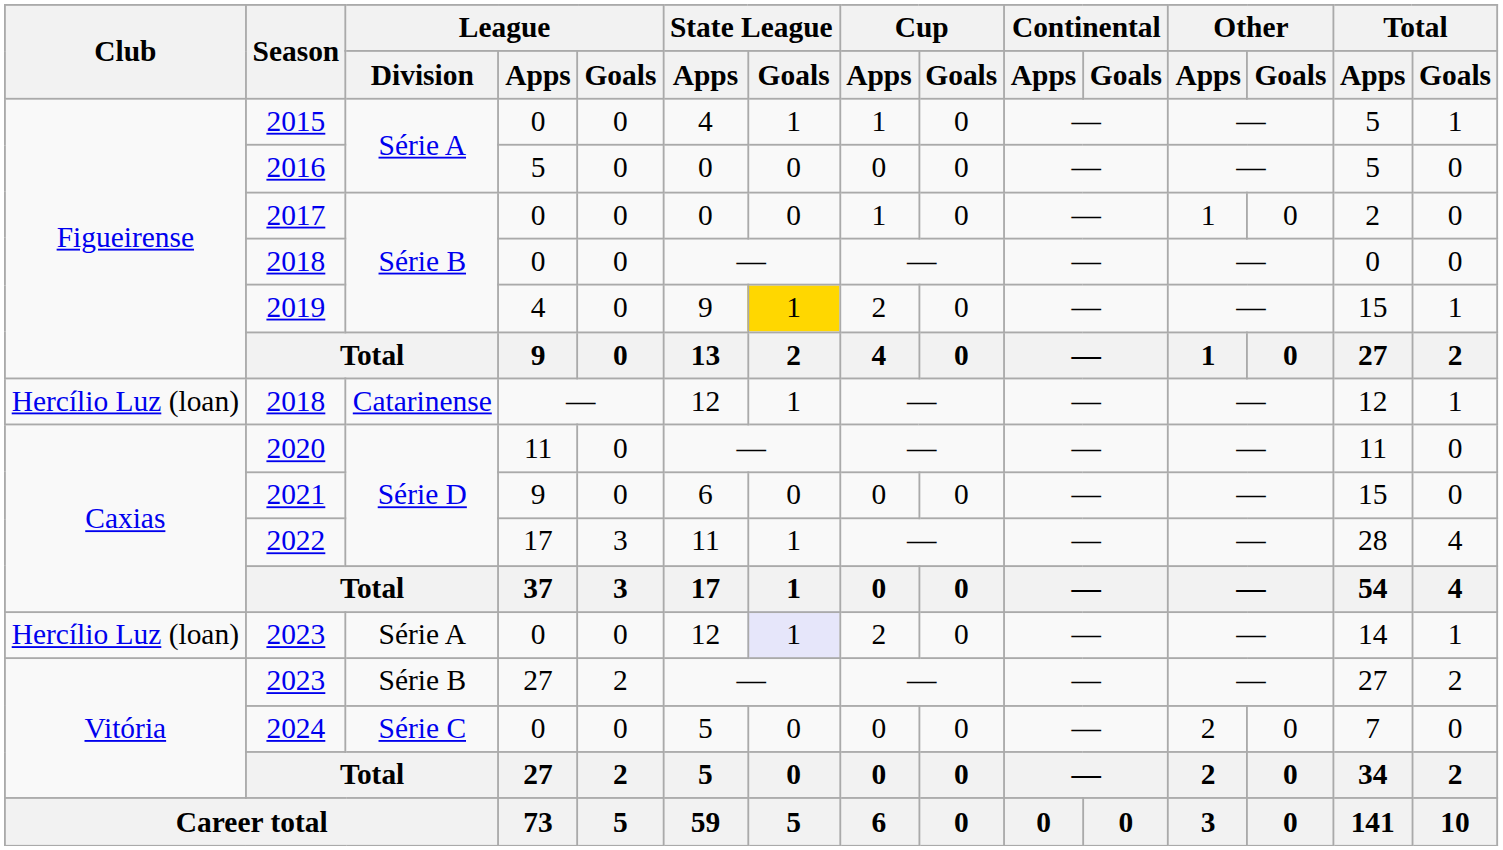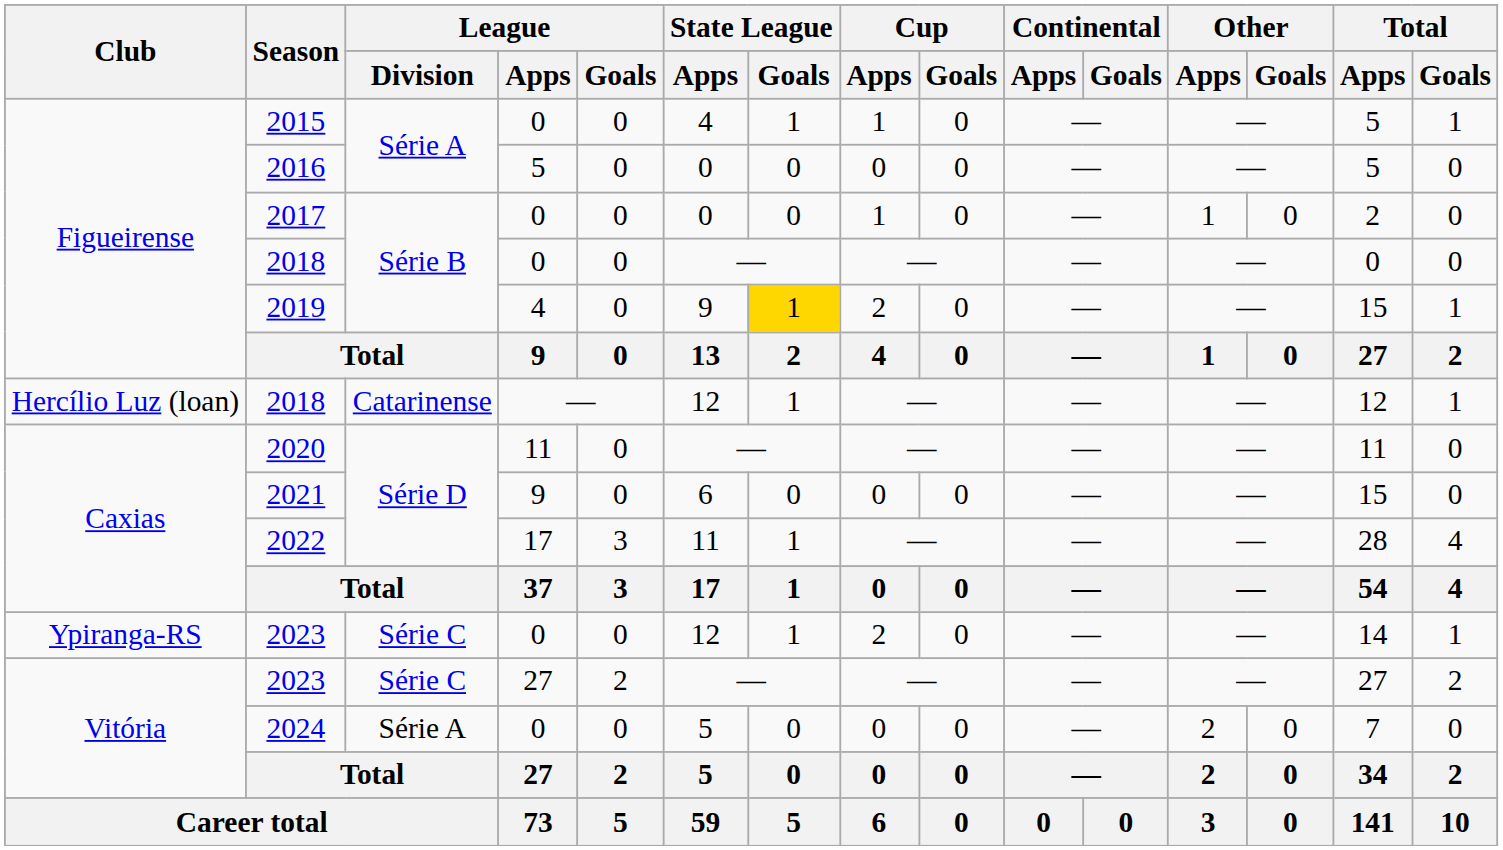(125, 634) Hercílio Luz (loan) -> (125, 634) Ypiranga-RS
(422, 634) Série A -> (422, 634) Série C
(794, 634) lavender background -> (794, 634) no background
(422, 681) Série B -> (422, 681) Série C
(422, 728) Série C -> (422, 728) Série A
